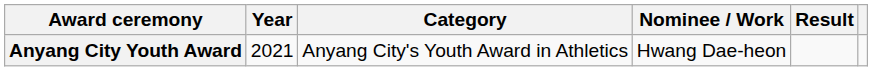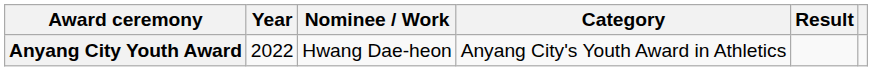columns swapped: (465, 19) <-> (712, 19)
(272, 50) 2021 -> (272, 50) 2022
